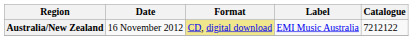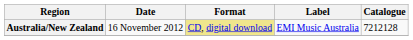(380, 27) 7212122 -> (380, 27) 7212128
